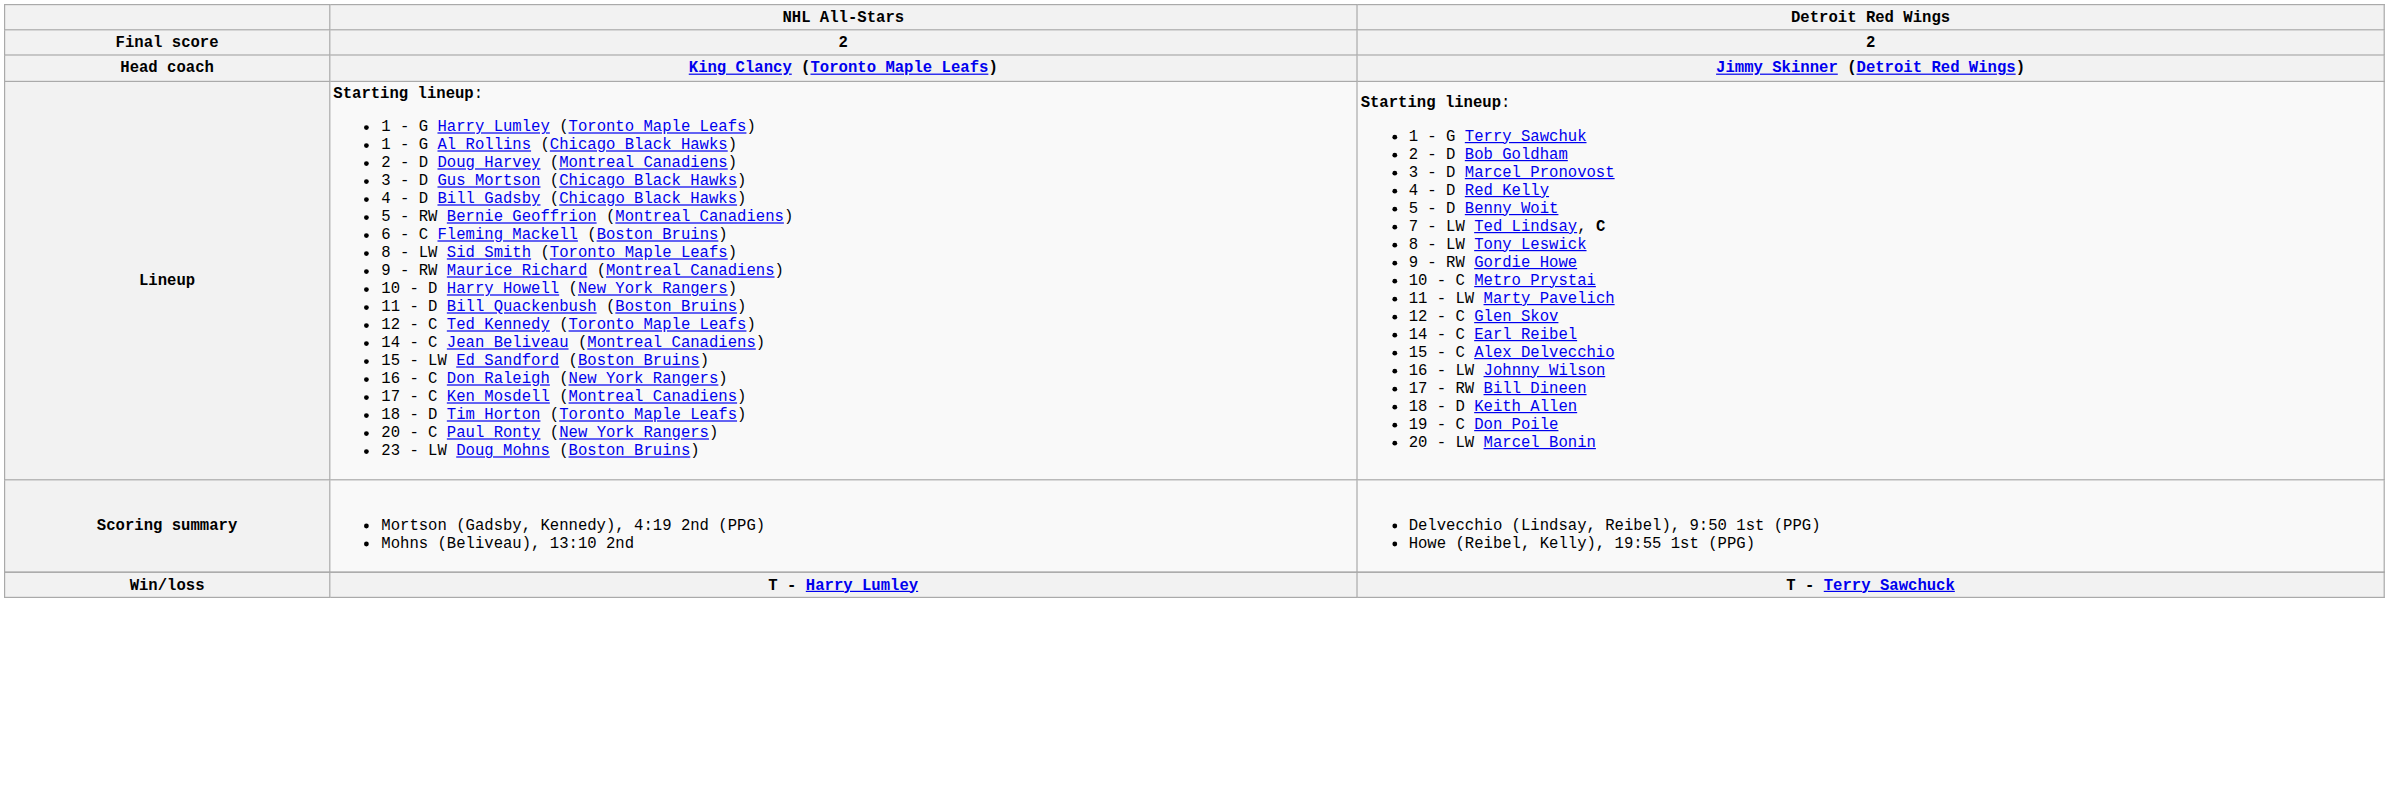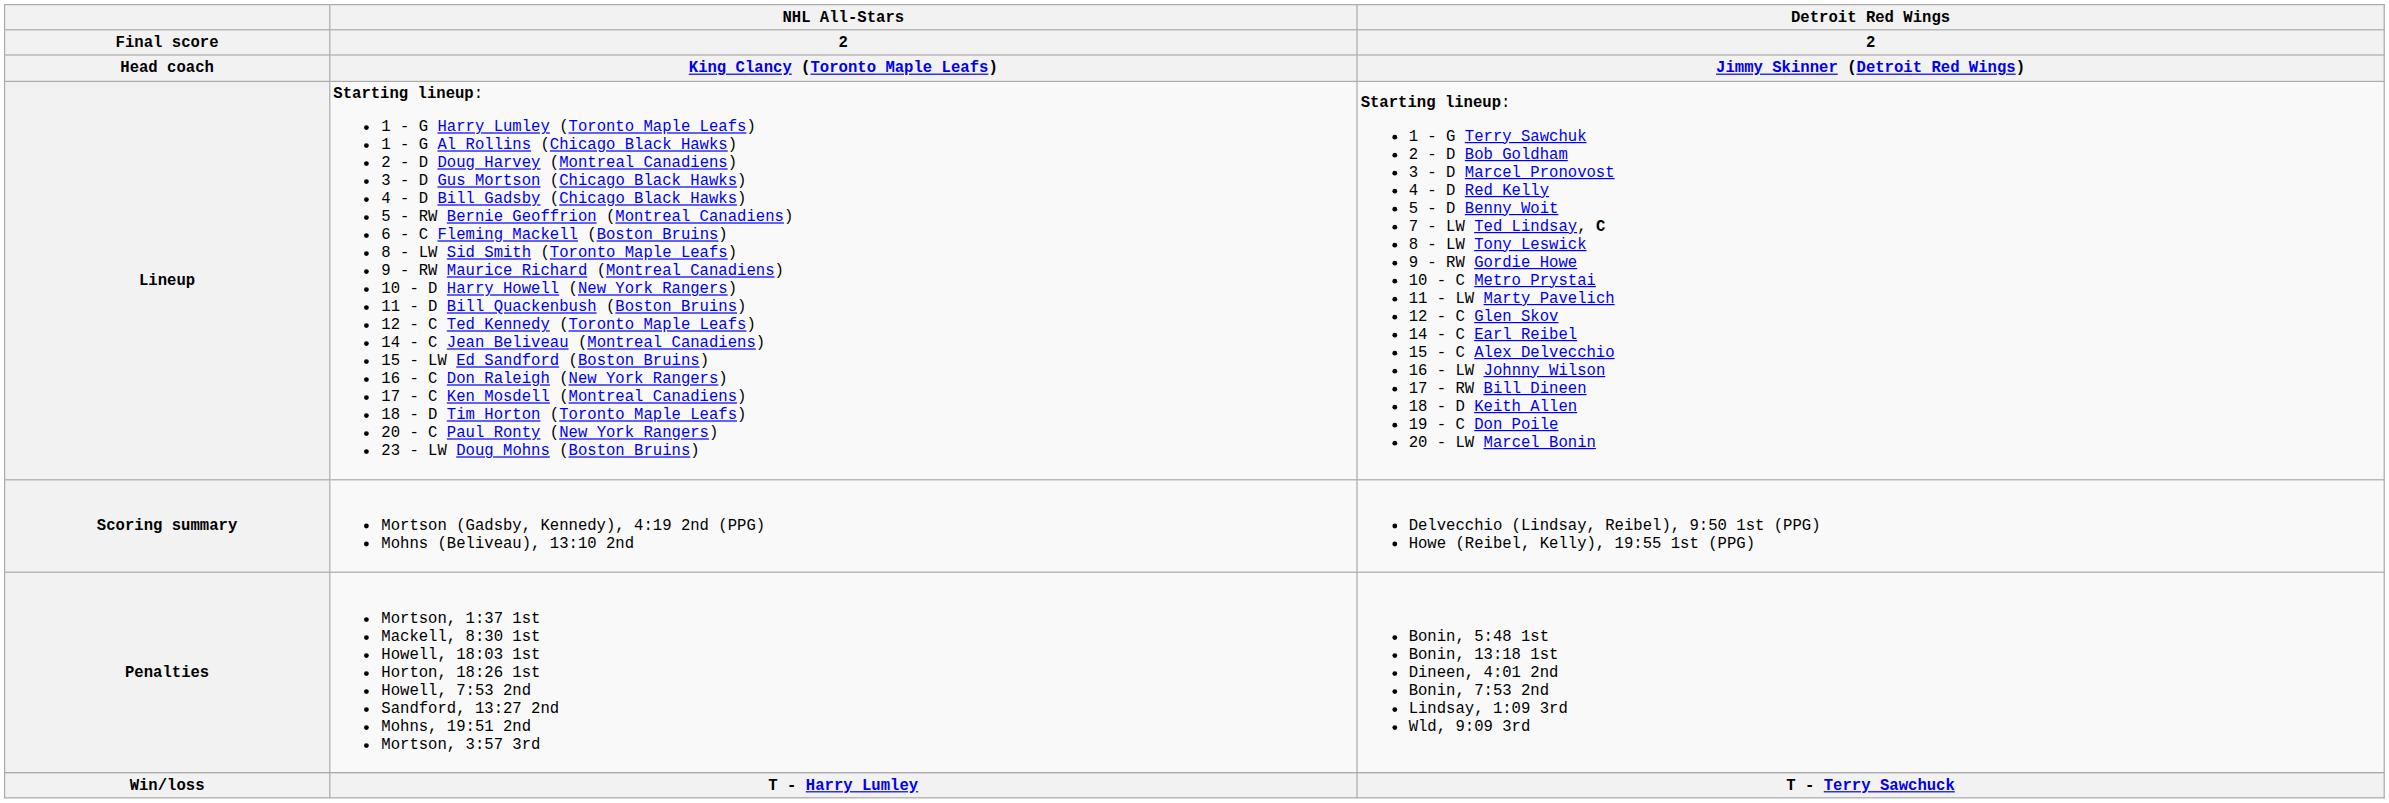+ row: (167, 672)
